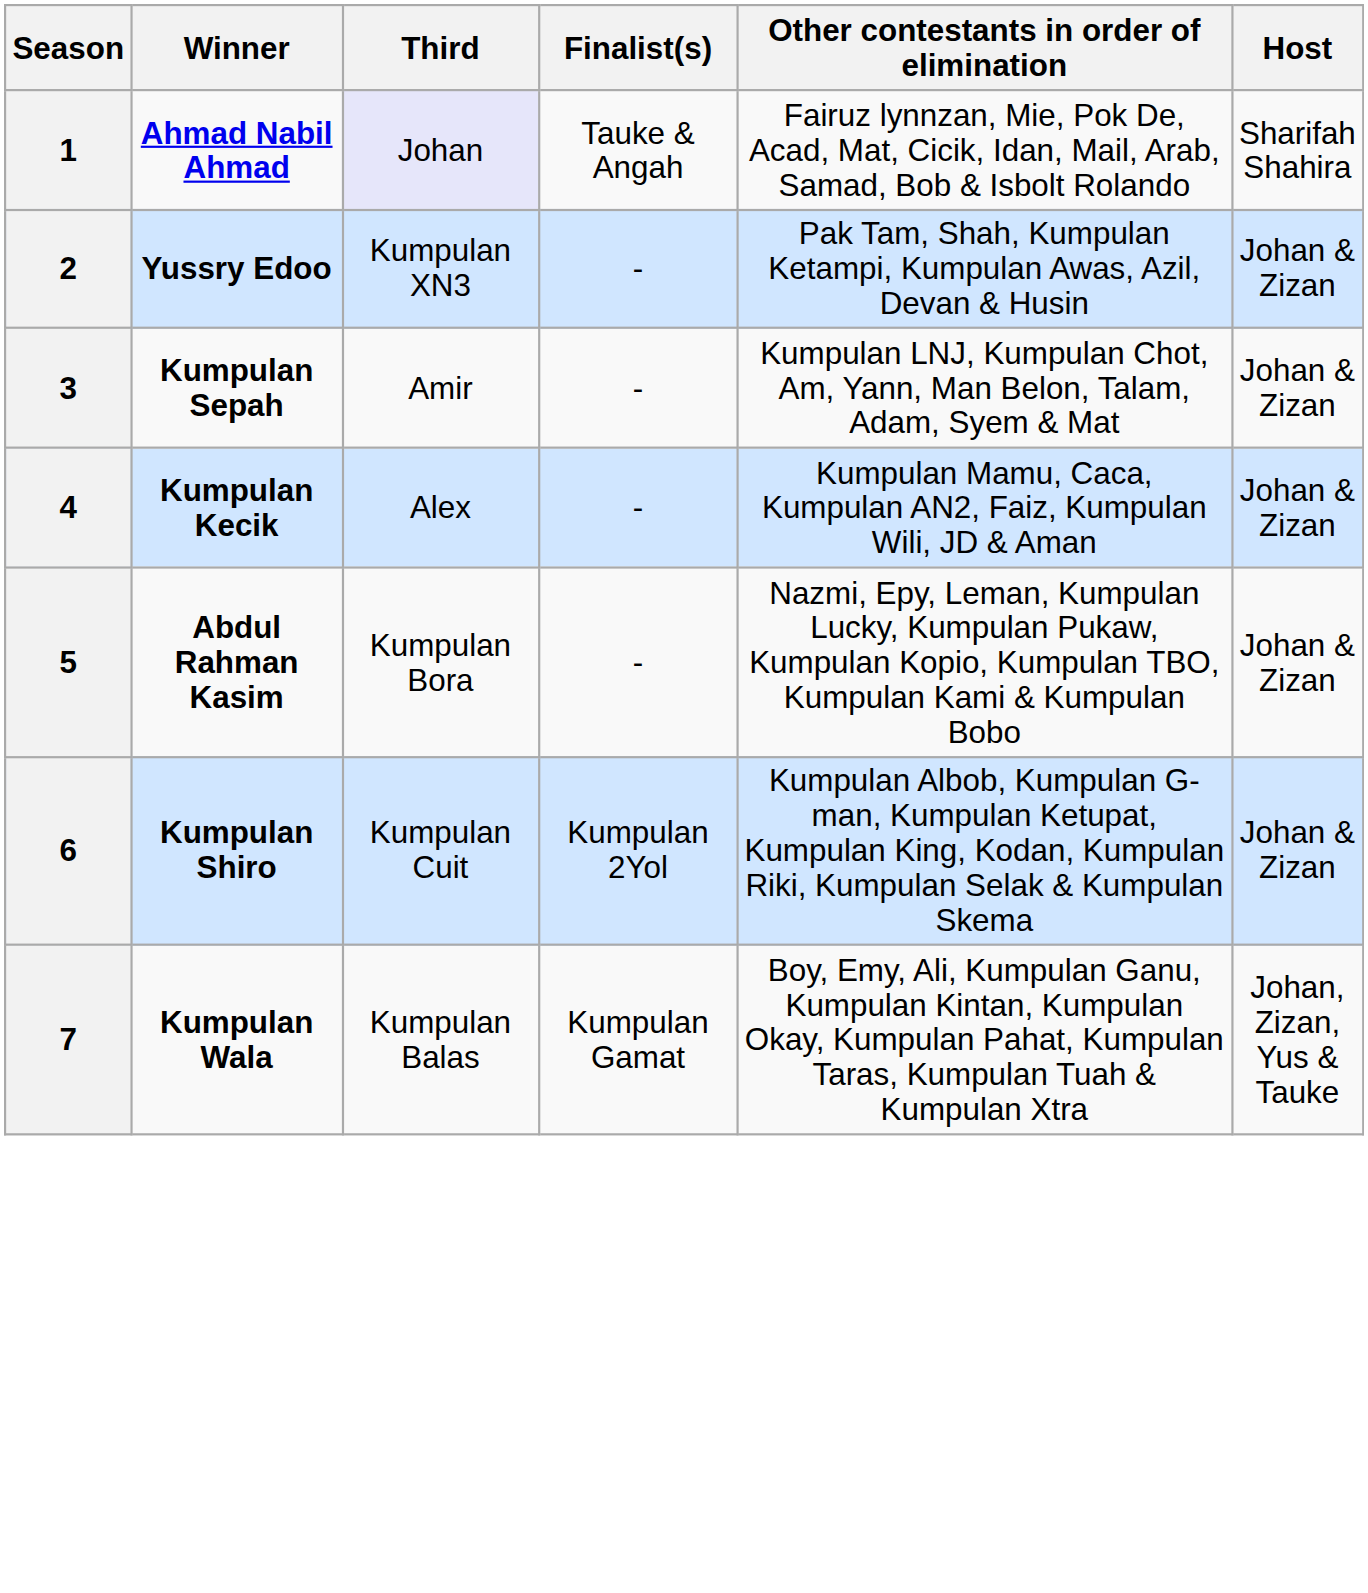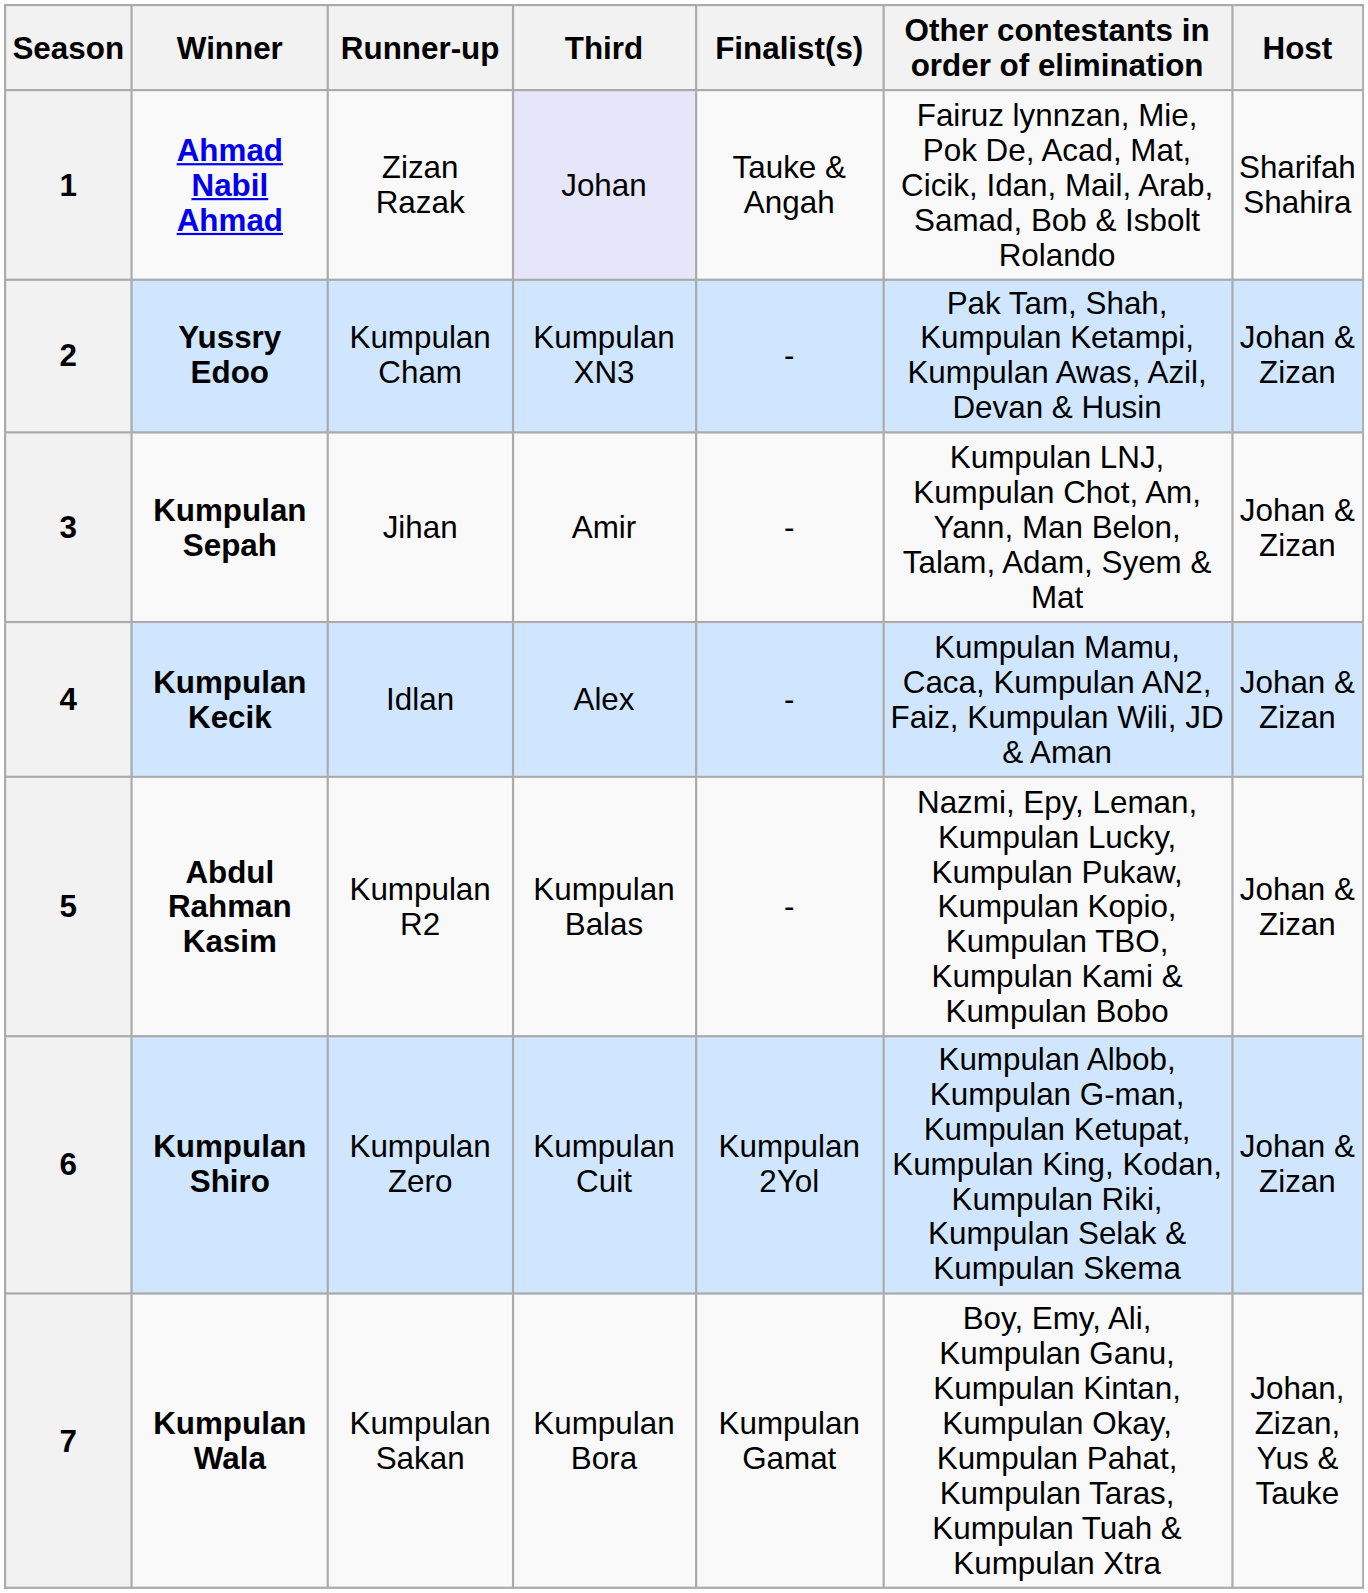+ column: (420, 48)
(440, 662) Kumpulan Bora -> (604, 906) Kumpulan Balas
(440, 1040) Kumpulan Balas -> (604, 1441) Kumpulan Bora
